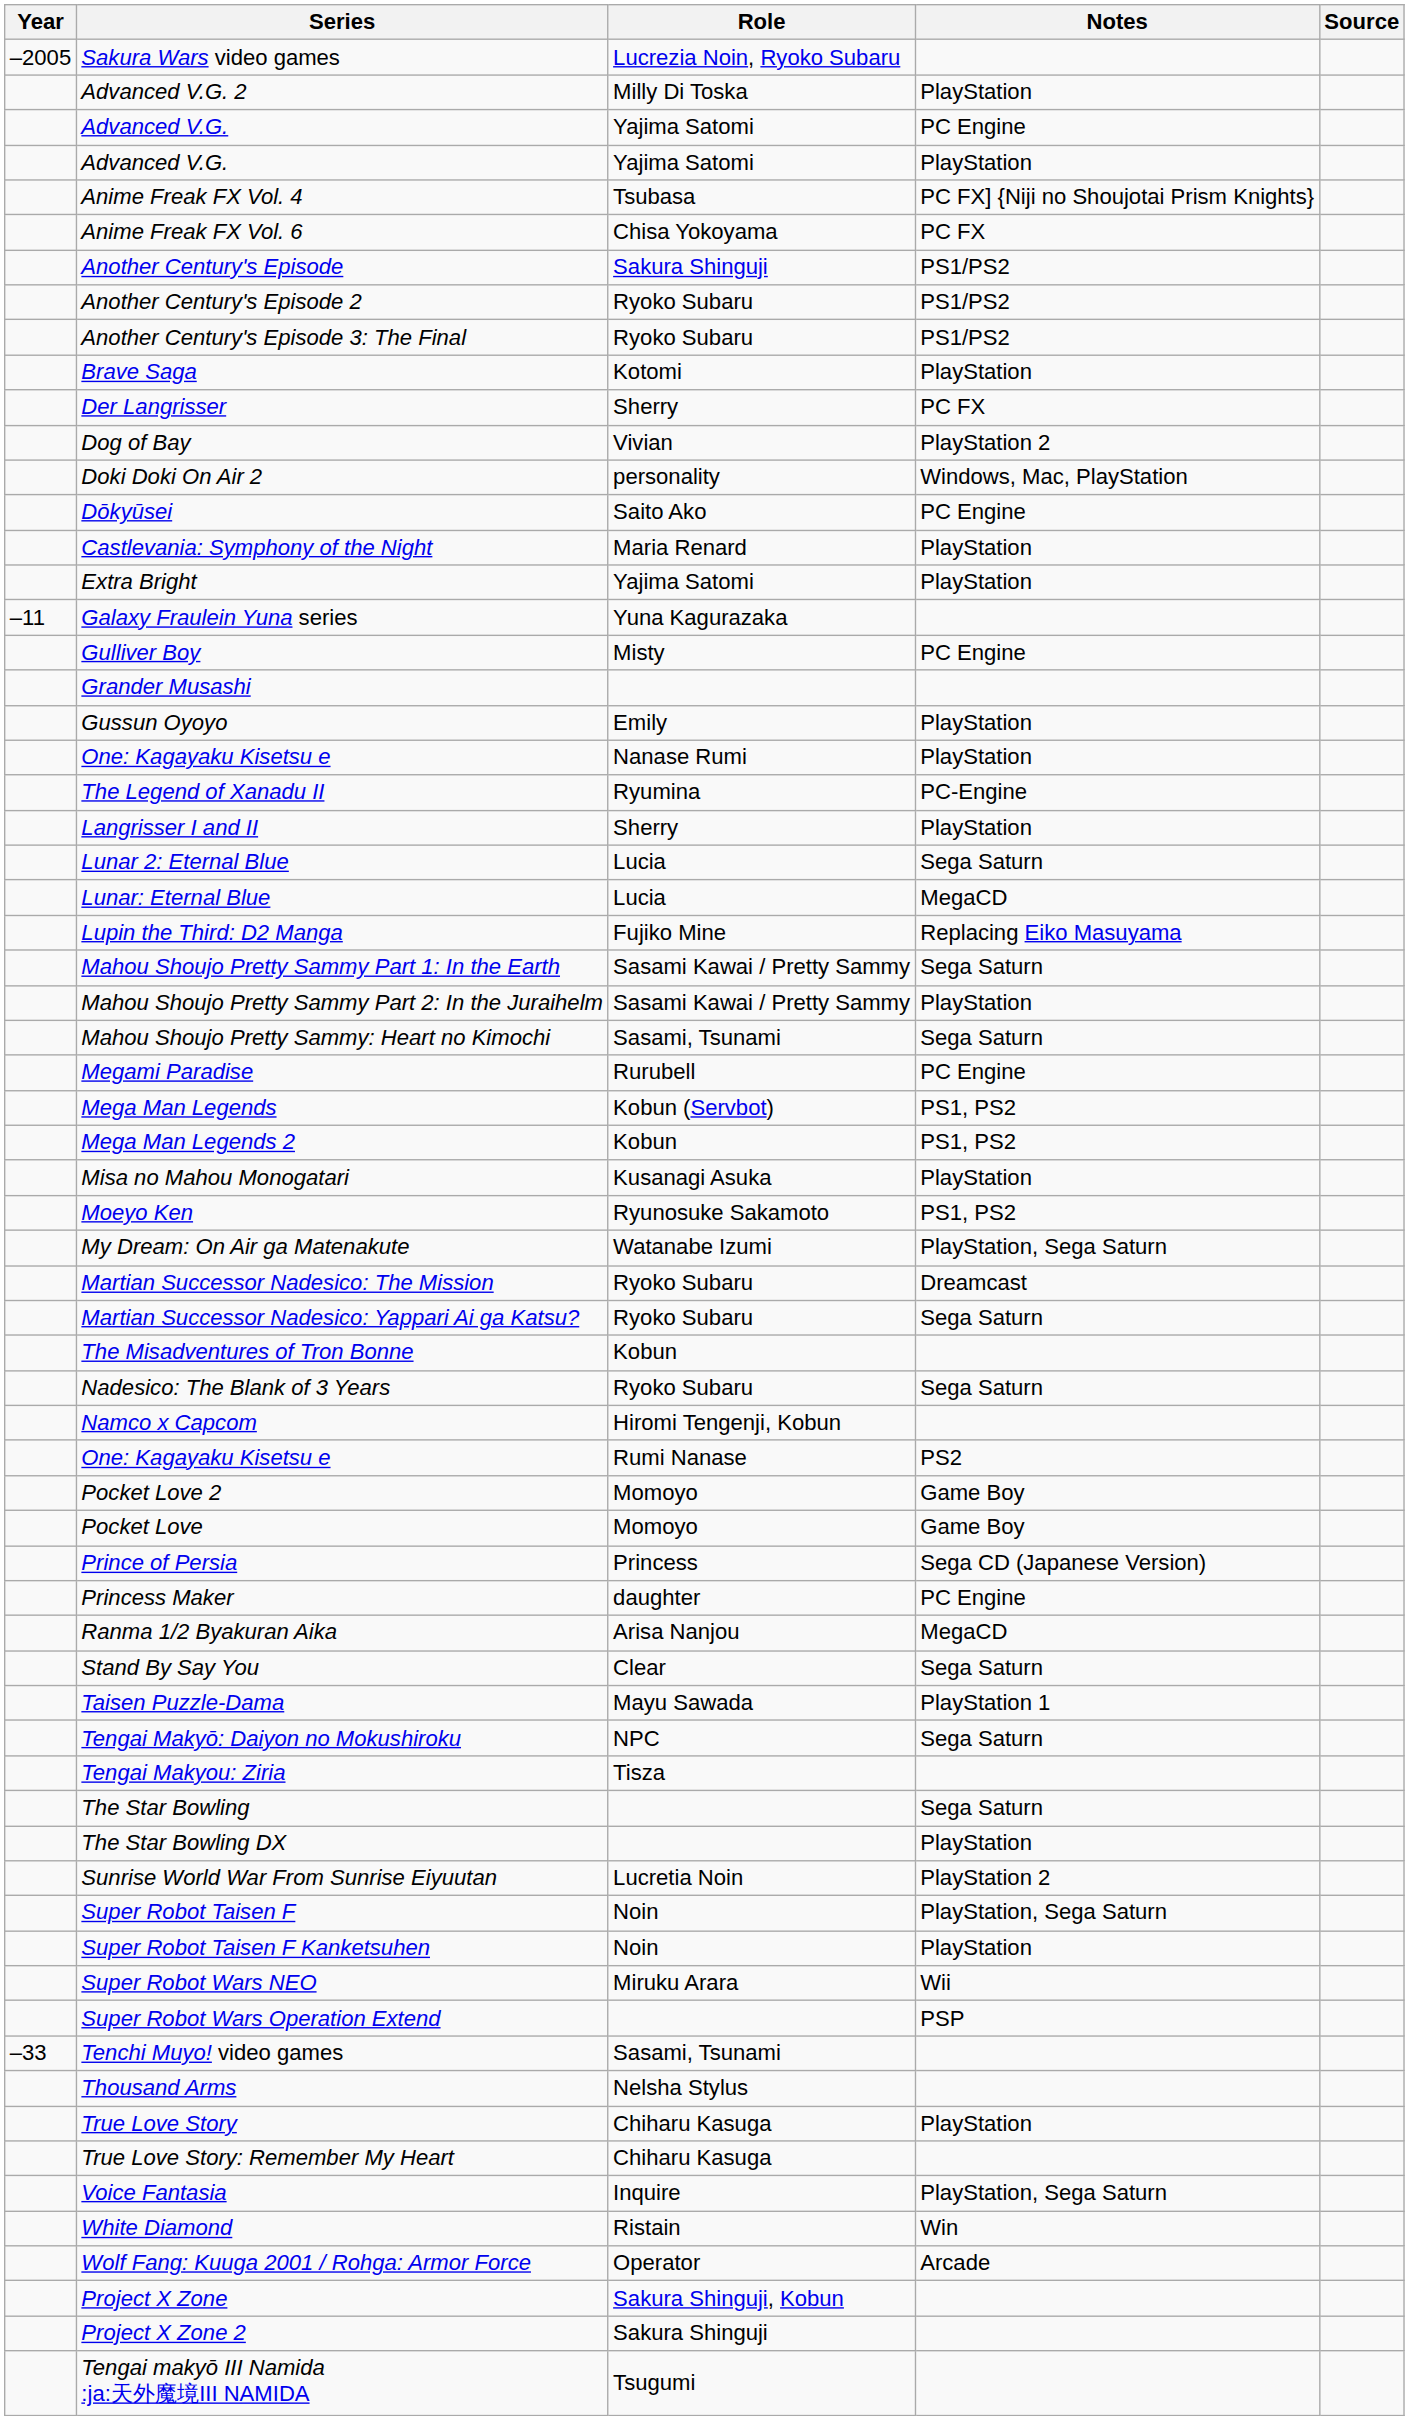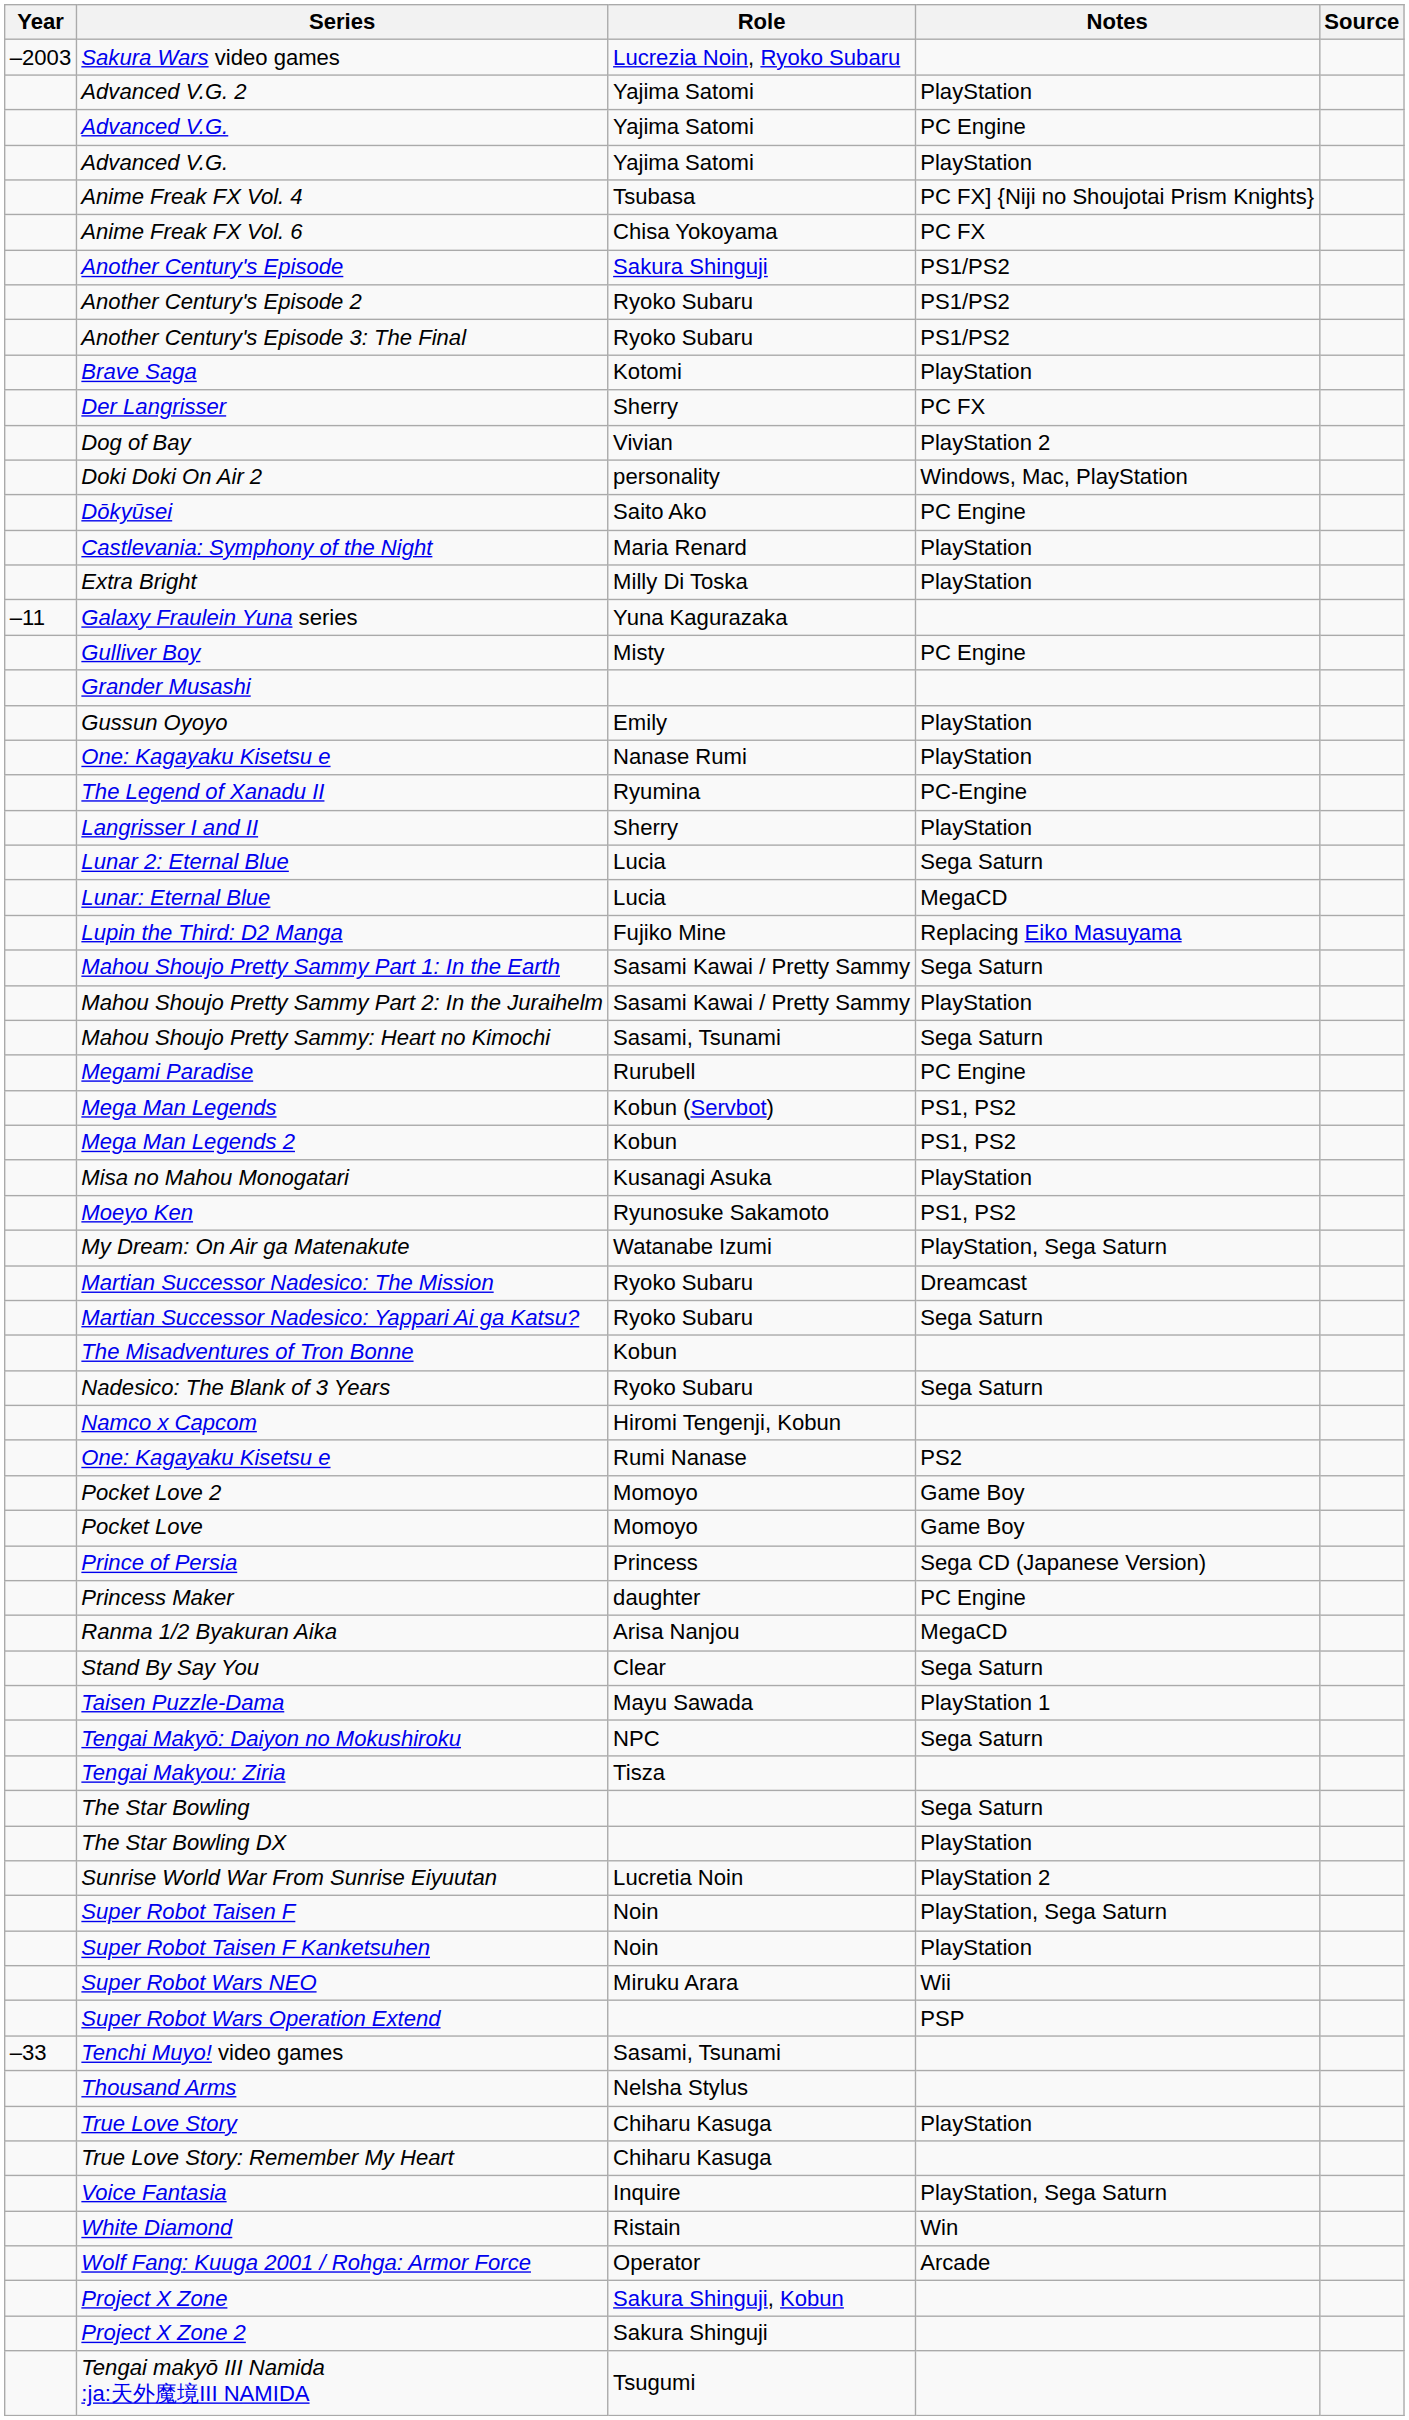(40, 57) –2005 -> (40, 57) –2003
(680, 92) Milly Di Toska -> (683, 92) Yajima Satomi
(683, 582) Yajima Satomi -> (680, 582) Milly Di Toska
